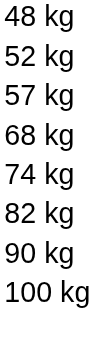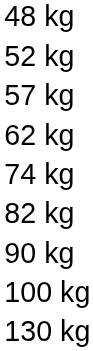+ row: (39, 135)
- row: (39, 135)
+ row: (47, 332)
